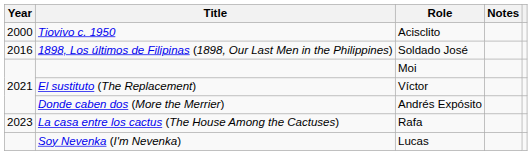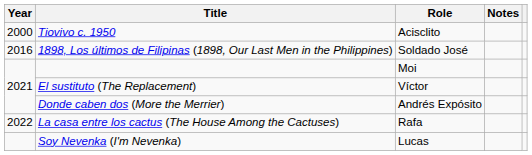(20, 123) 2023 -> (20, 123) 2022
